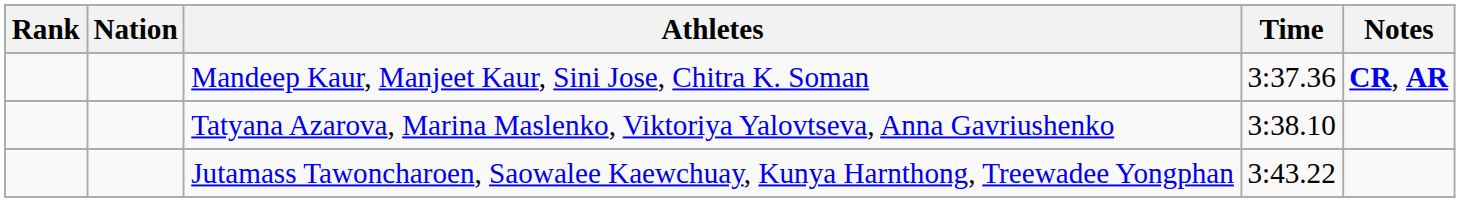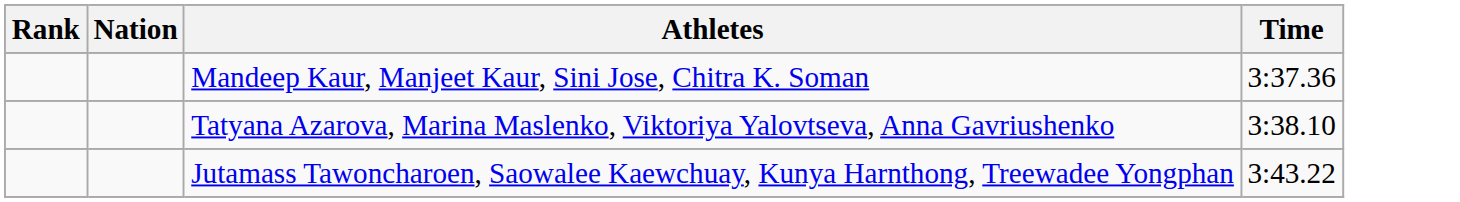- column: (1399, 28)
